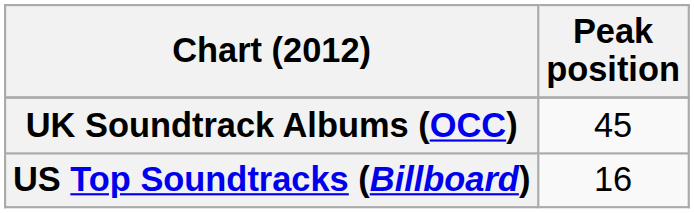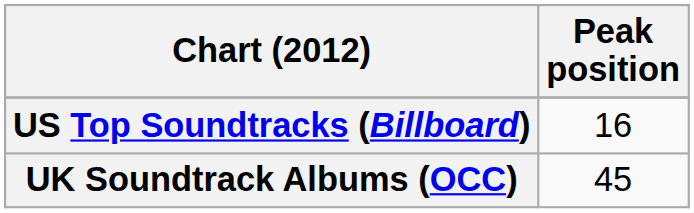rows swapped: (272, 125) <-> (272, 179)
